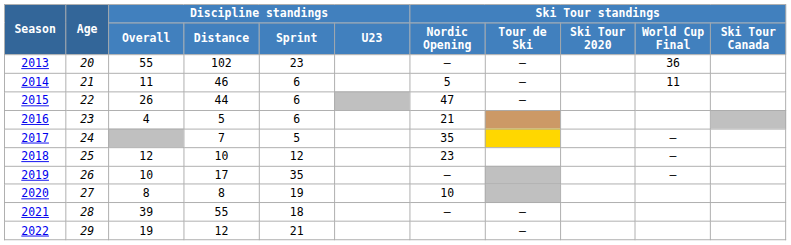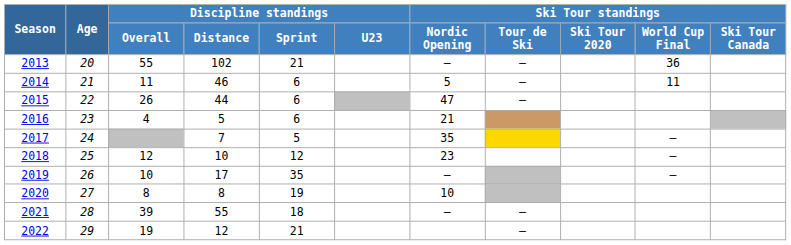(297, 64) 23 -> (297, 64) 21
